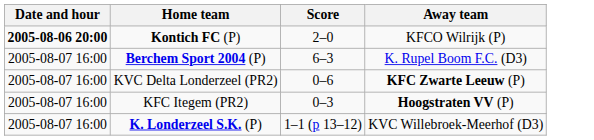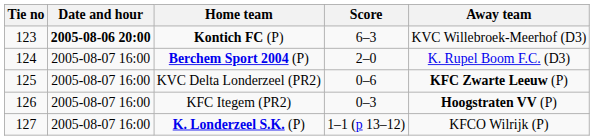+ column: (26, 15)
(323, 37) 2–0 -> (366, 37) 6–3
(456, 37) KFCO Wilrijk (P) -> (499, 37) KVC Willebroek-Meerhof (D3)
(323, 59) 6–3 -> (366, 59) 2–0
(456, 124) KVC Willebroek-Meerhof (D3) -> (499, 124) KFCO Wilrijk (P)
